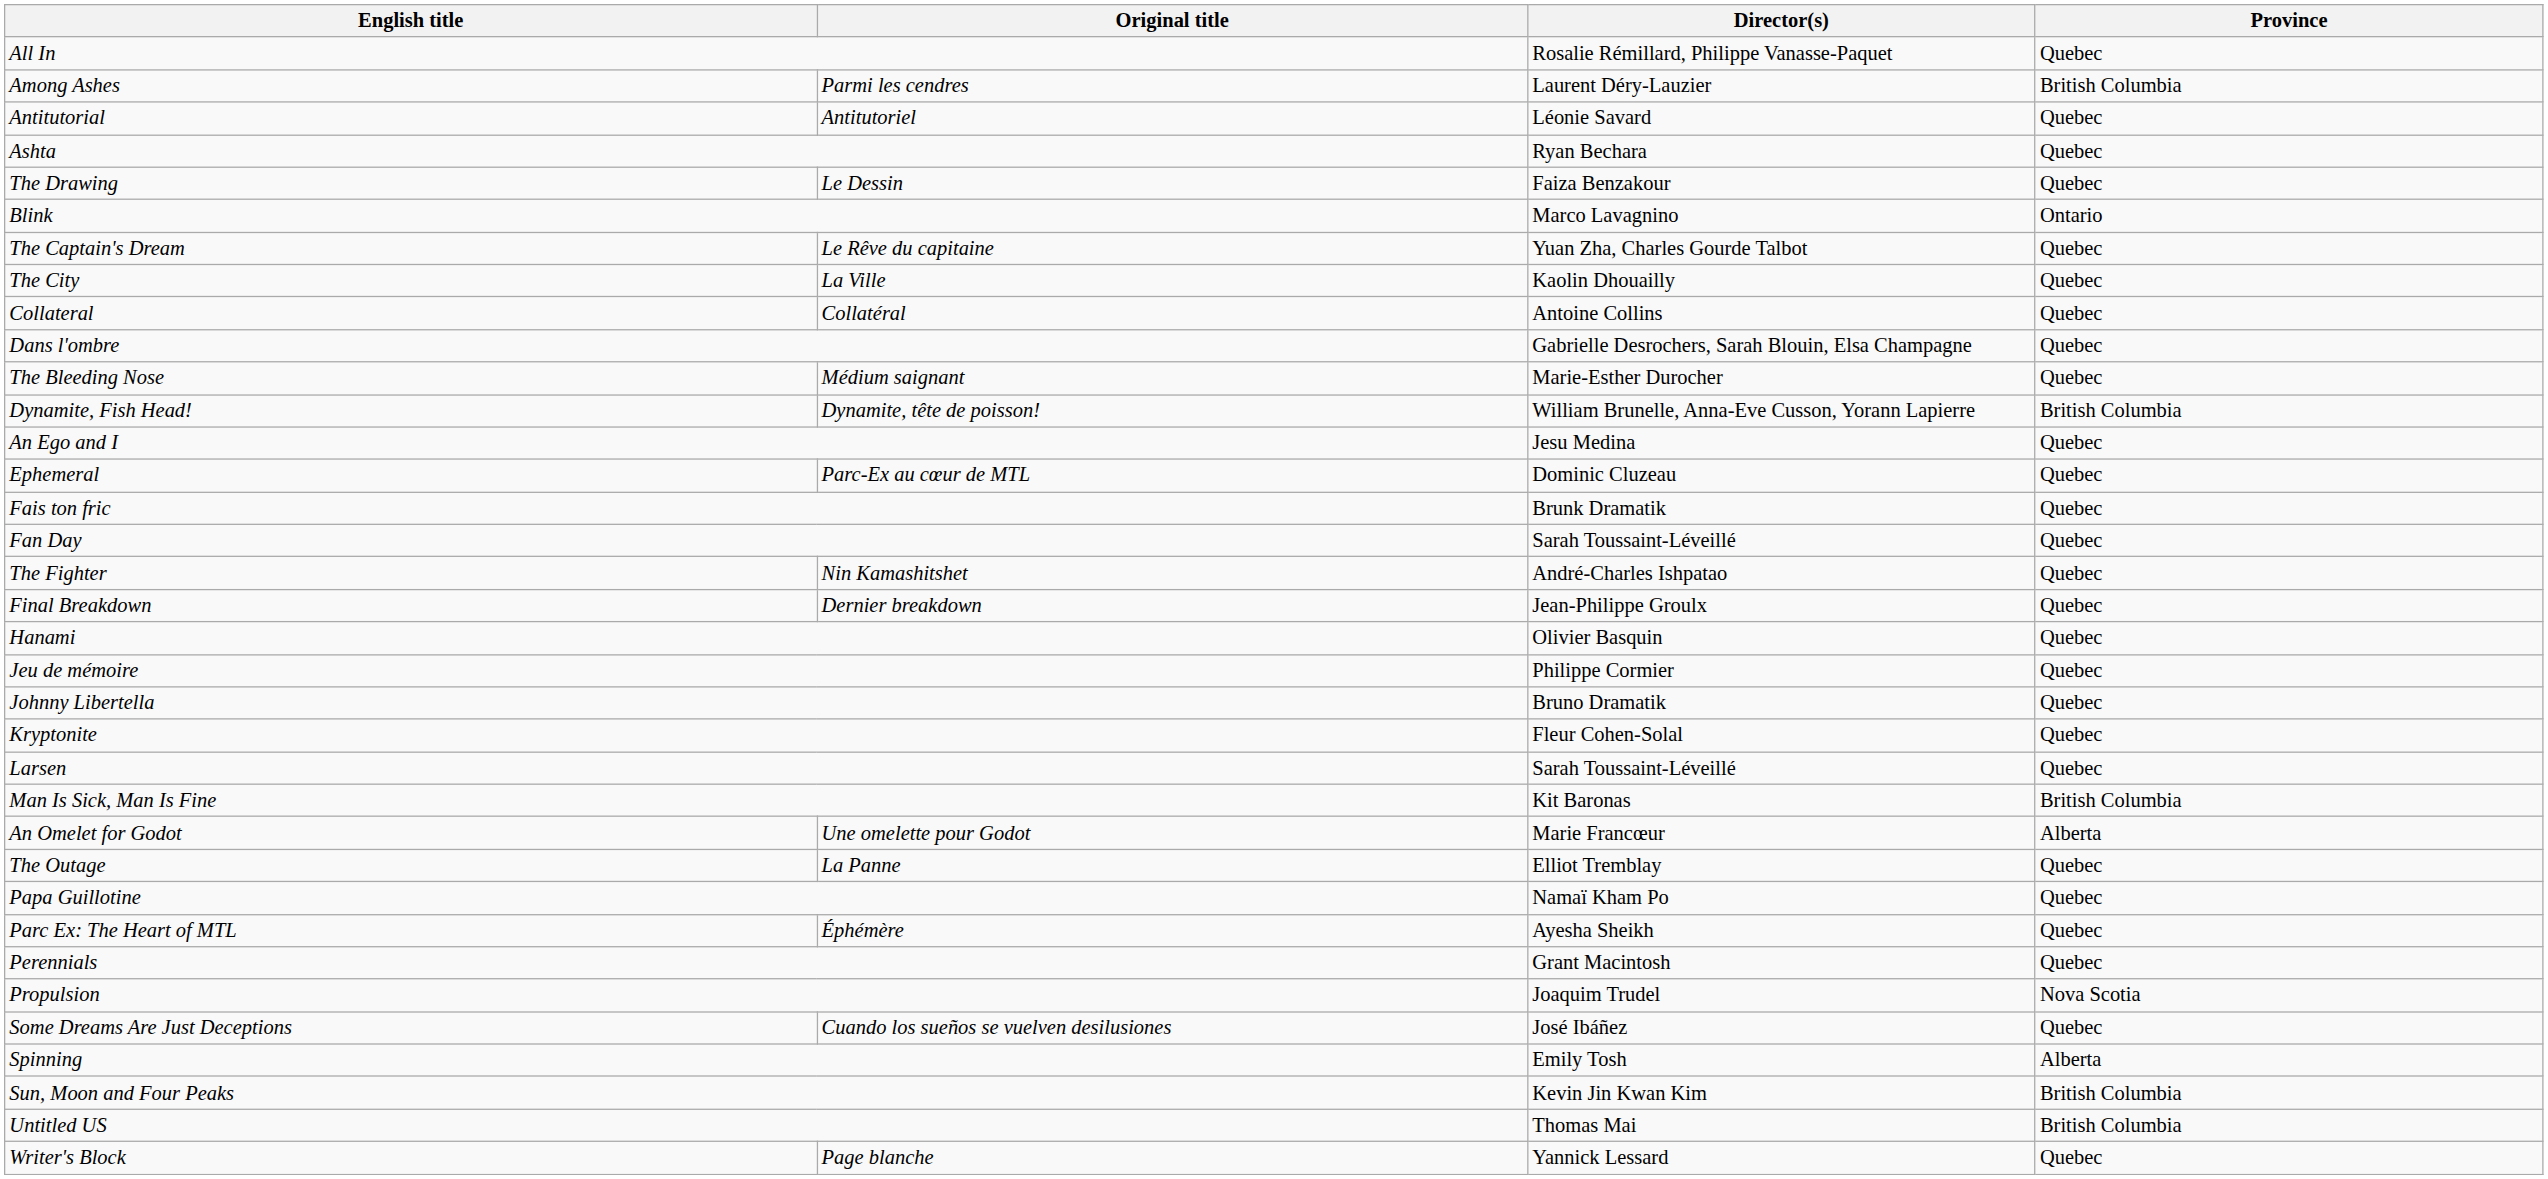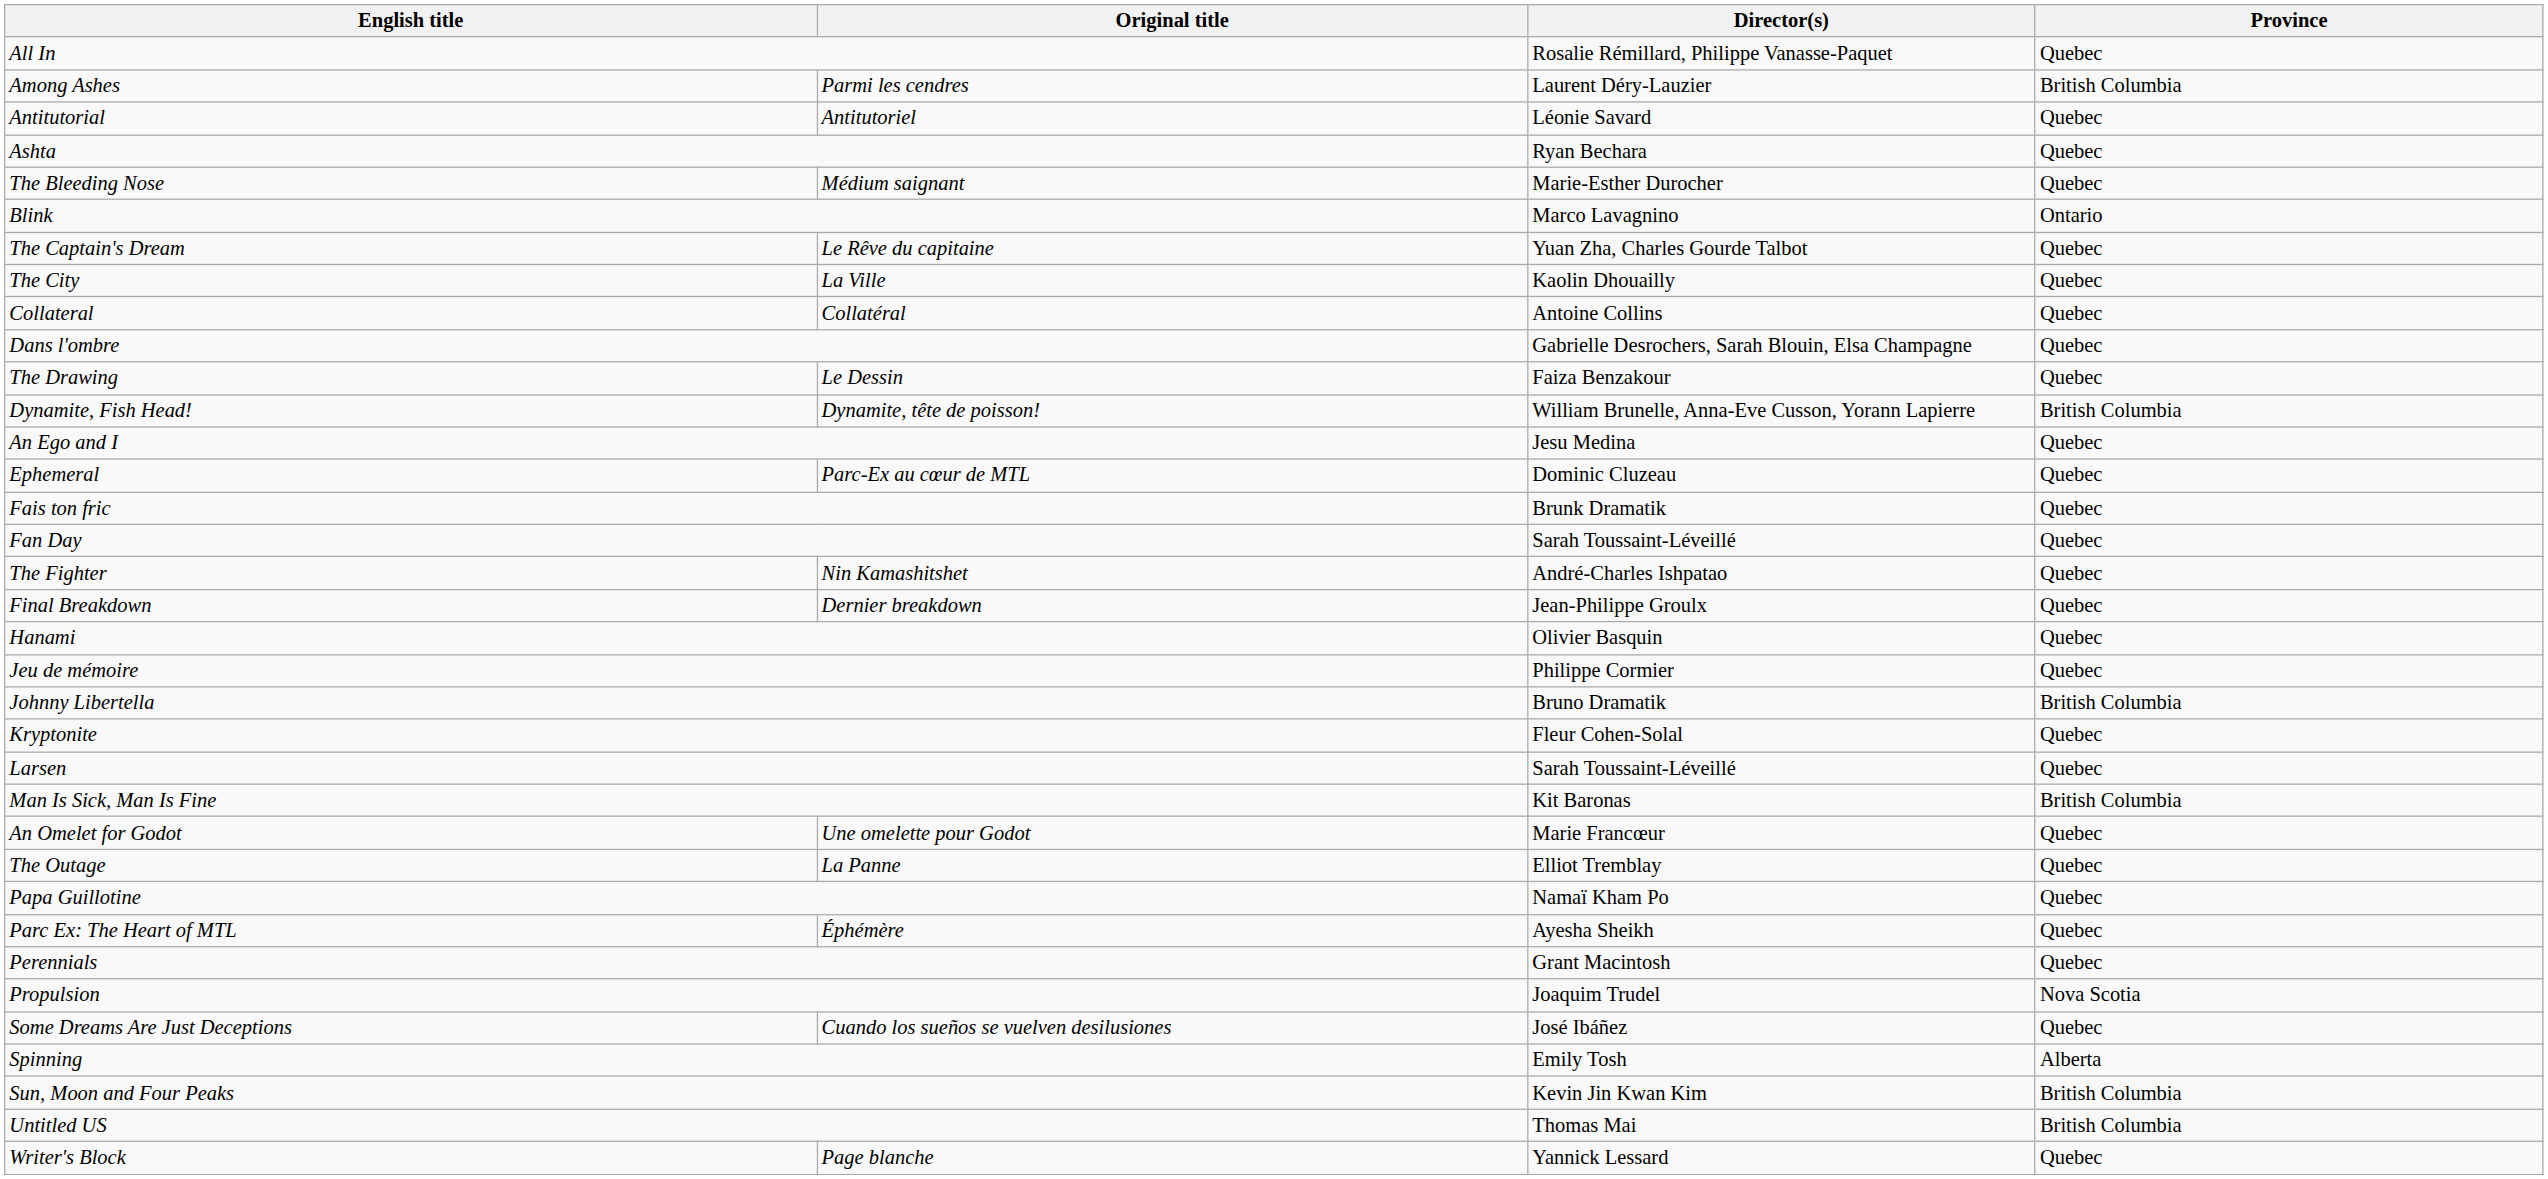rows swapped: (87, 378) <-> (64, 183)
(2071, 702) Quebec -> (2111, 702) British Columbia
(2071, 832) Alberta -> (2071, 832) Quebec
